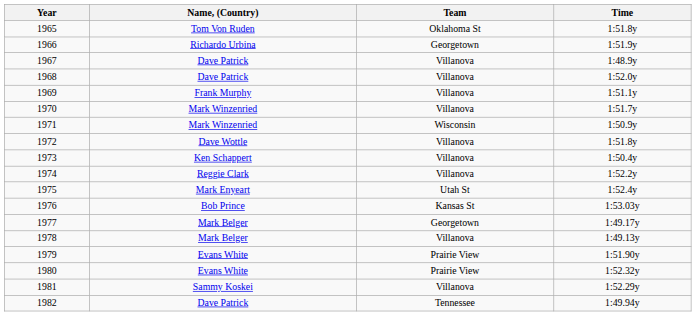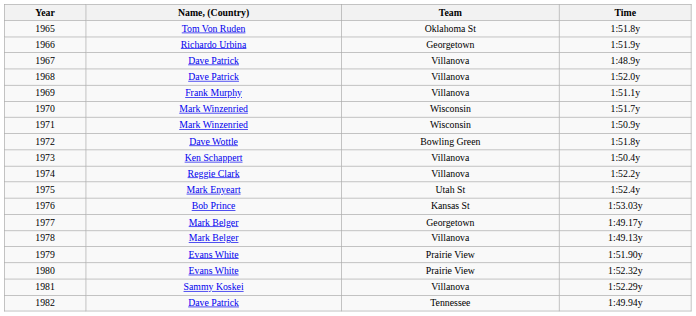(455, 109) Villanova -> (450, 109) Wisconsin
(455, 142) Villanova -> (450, 142) Bowling Green
